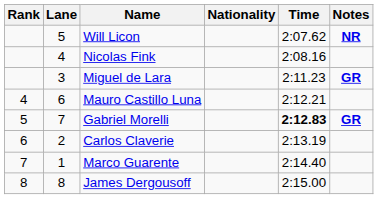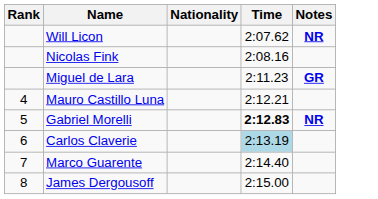- column: (62, 15)
(351, 120) GR -> (314, 120) NR
(304, 141) no background -> (267, 141) lightblue background
